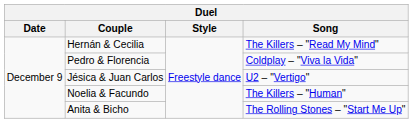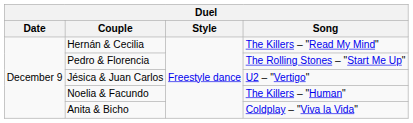(302, 61) Coldplay – "Viva la Vida" -> (326, 61) The Rolling Stones – "Start Me Up"
(326, 110) The Rolling Stones – "Start Me Up" -> (302, 110) Coldplay – "Viva la Vida"
